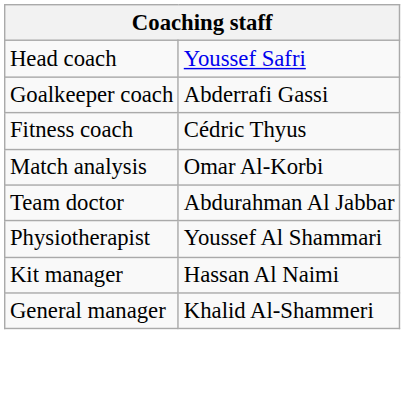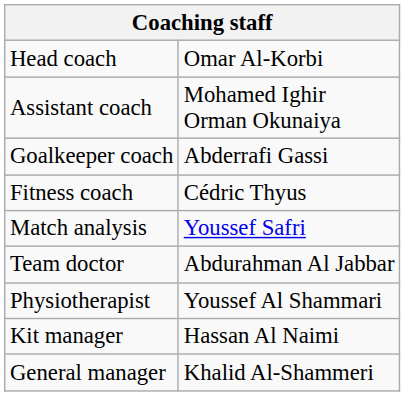(245, 58) Youssef Safri -> (254, 58) Omar Al-Korbi
+ row: (81, 107)
(254, 166) Omar Al-Korbi -> (245, 228) Youssef Safri
